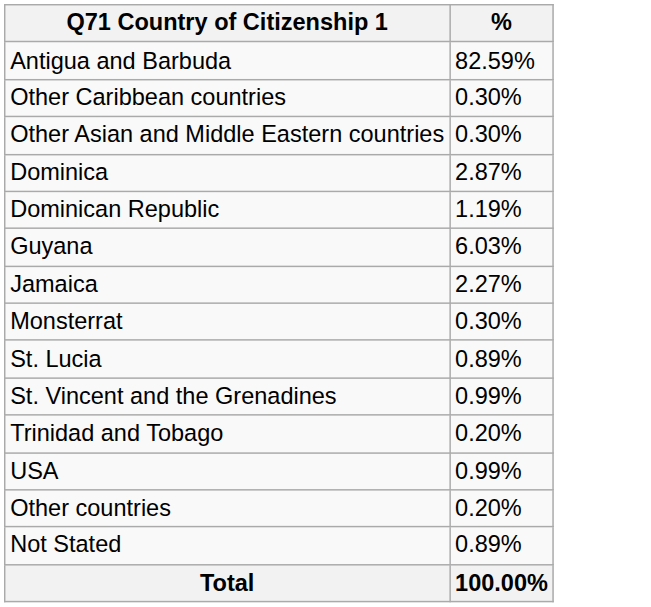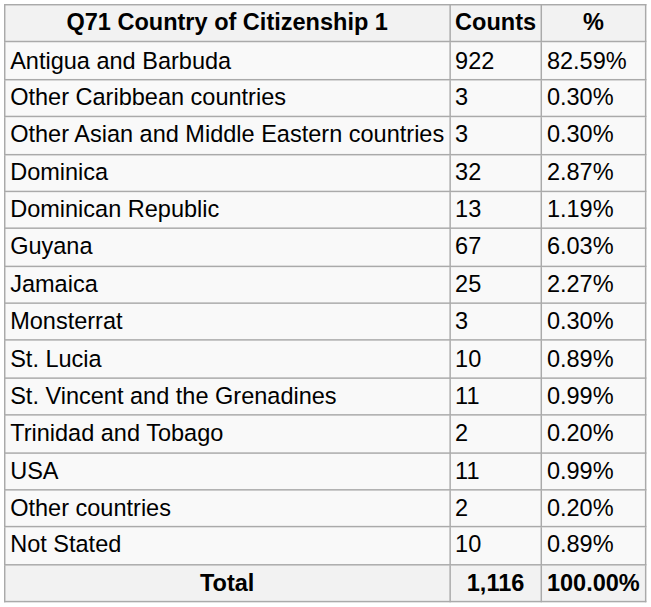+ column: (496, 23)
